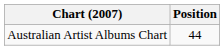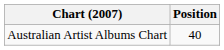(195, 34) 44 -> (195, 34) 40
